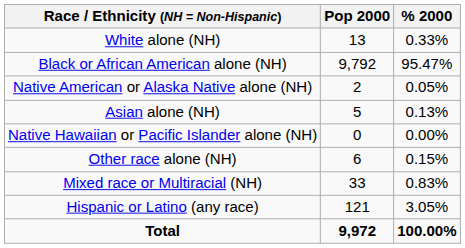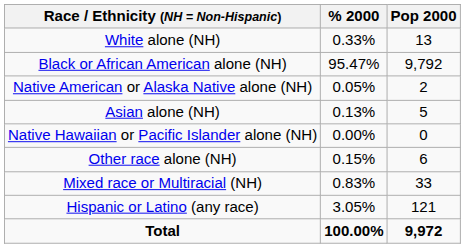columns swapped: (357, 16) <-> (427, 16)
